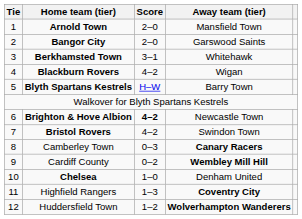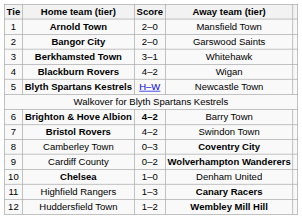(229, 86) Barry Town -> (229, 86) Newcastle Town
(229, 116) Newcastle Town -> (229, 116) Barry Town
(229, 147) Canary Racers -> (229, 147) Coventry City
(229, 162) Wembley Mill Hill -> (229, 162) Wolverhampton Wanderers
(229, 192) Coventry City -> (229, 192) Canary Racers
(229, 207) Wolverhampton Wanderers -> (229, 207) Wembley Mill Hill
